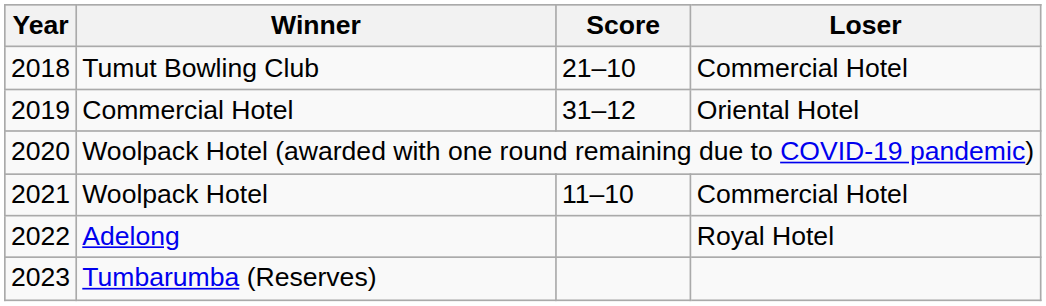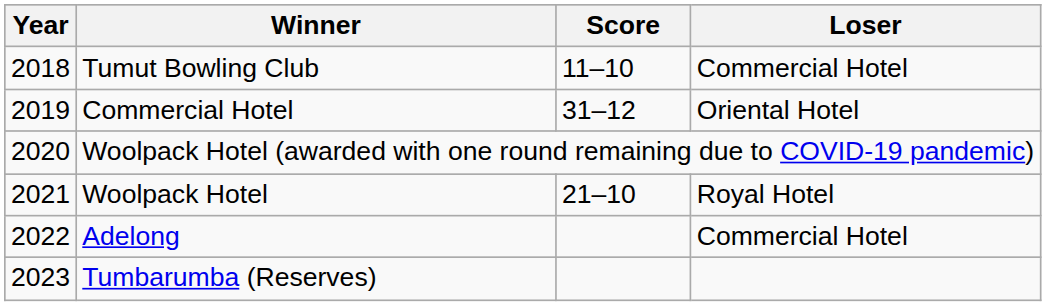(599, 67) 21–10 -> (598, 67) 11–10
(598, 194) 11–10 -> (599, 194) 21–10
(802, 194) Commercial Hotel -> (765, 194) Royal Hotel
(765, 236) Royal Hotel -> (802, 236) Commercial Hotel
